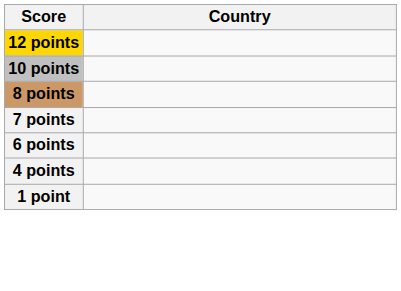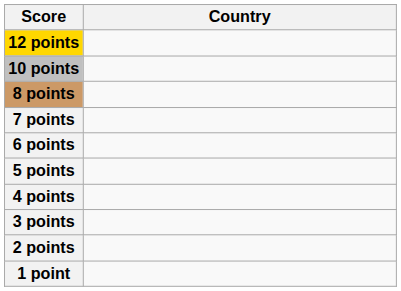+ row: (44, 171)
+ row: (44, 222)
+ row: (44, 247)
